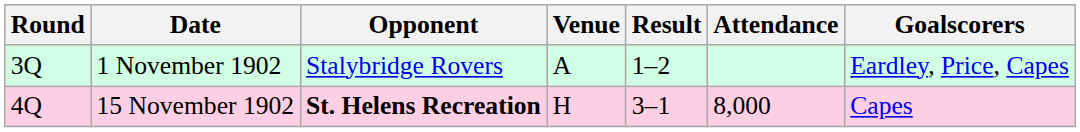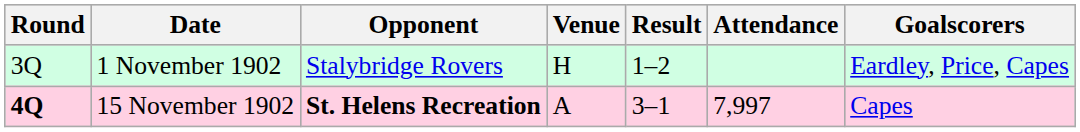(562, 65) A -> (562, 65) H
(26, 106) normal -> (27, 106) bold
(562, 106) H -> (562, 106) A
(742, 106) 8,000 -> (742, 106) 7,997
